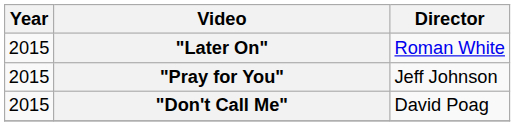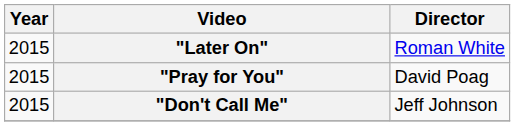(446, 76) Jeff Johnson -> (442, 76) David Poag
(442, 105) David Poag -> (446, 105) Jeff Johnson
